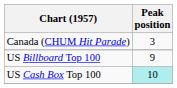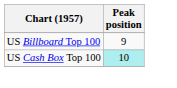- row: (68, 41)
